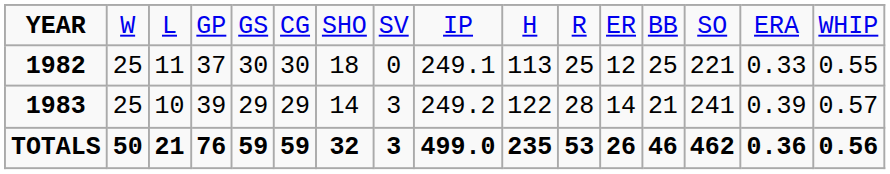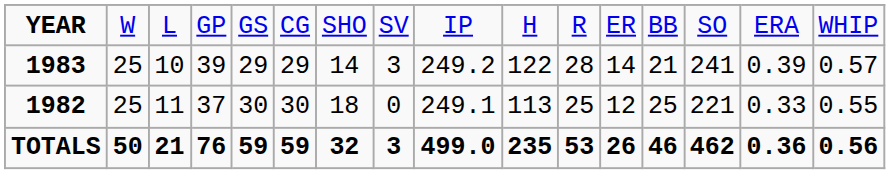rows swapped: (56, 66) <-> (56, 107)
